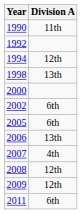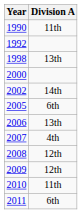- row: (17, 59)
(53, 106) 6th -> (53, 91) 14th
+ row: (17, 185)
